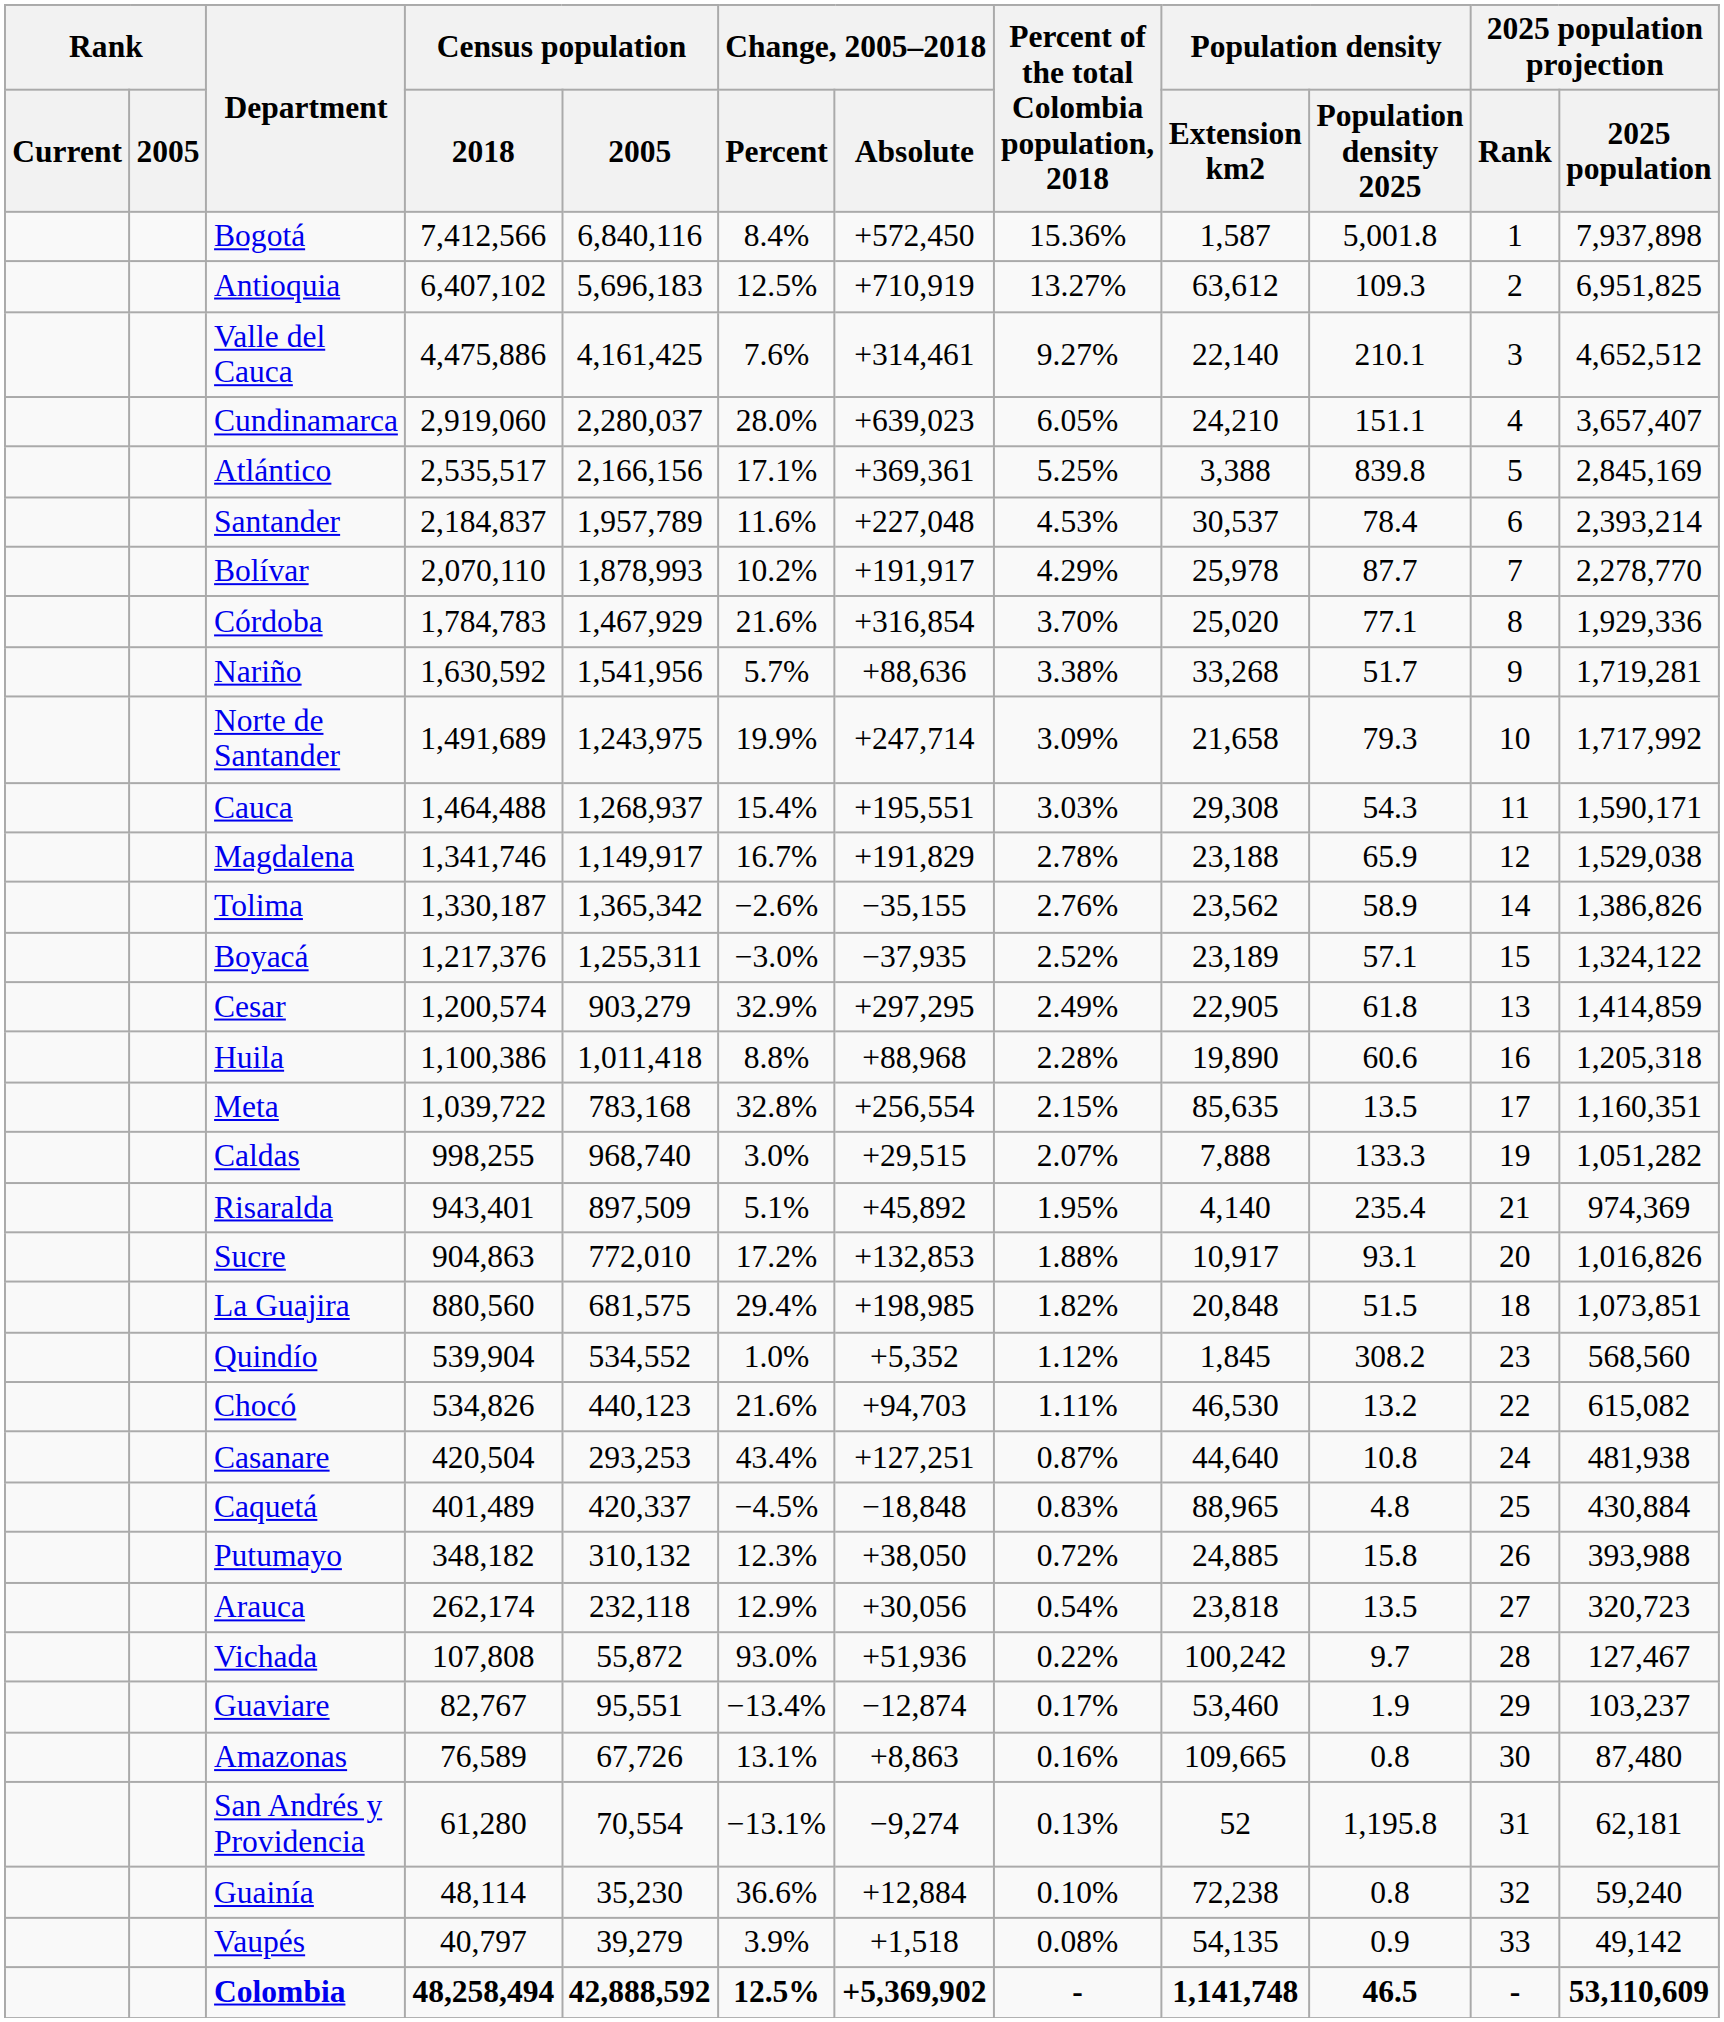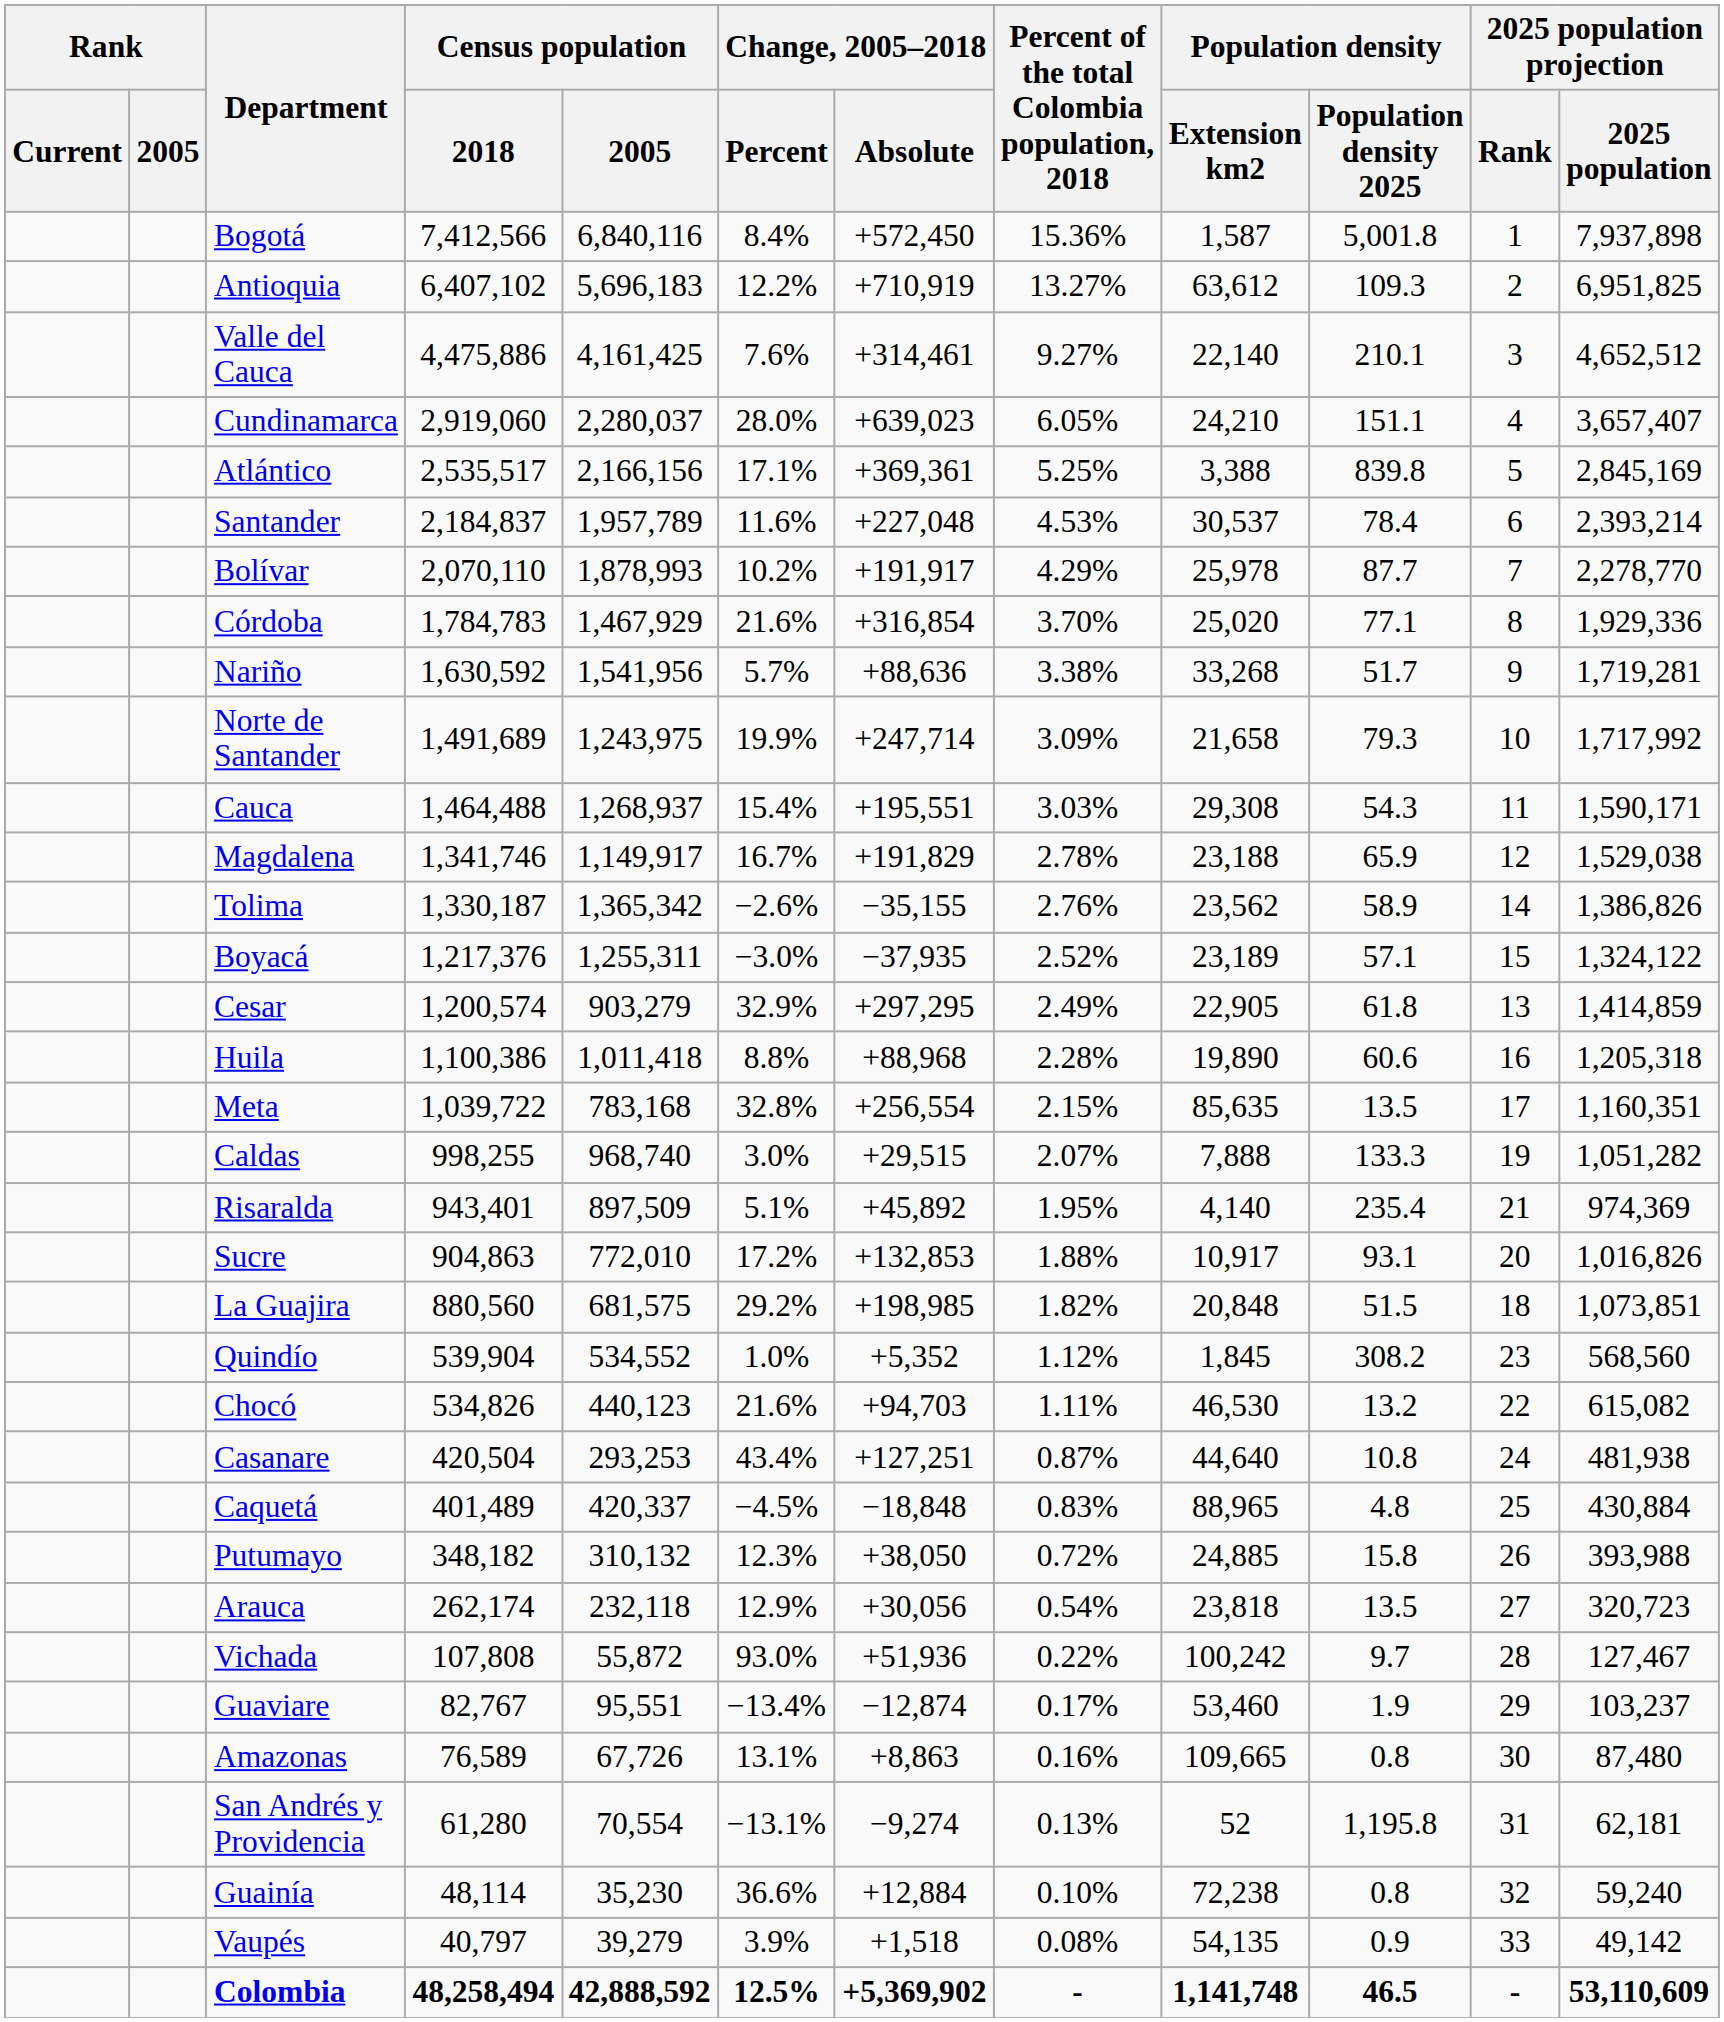(776, 285) 12.5% -> (776, 285) 12.2%
(776, 1306) 29.4% -> (776, 1306) 29.2%
